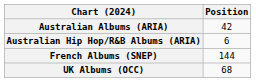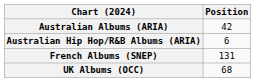(227, 56) 144 -> (227, 56) 131
